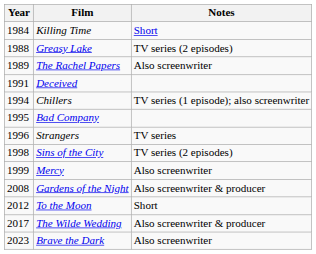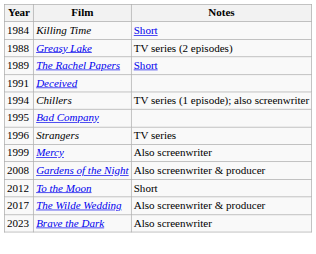(173, 65) Also screenwriter -> (146, 65) Short
- row: (70, 153)
